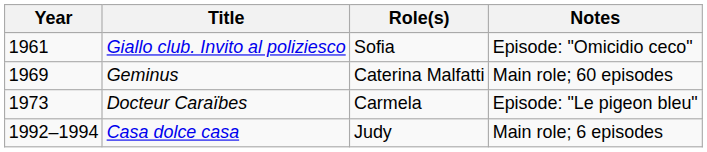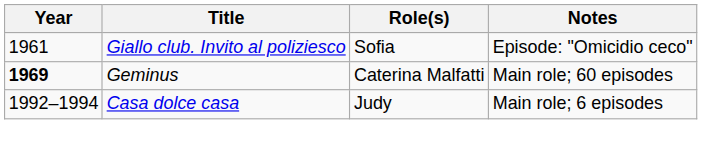(29, 75) normal -> (29, 75) bold
- row: (177, 103)
